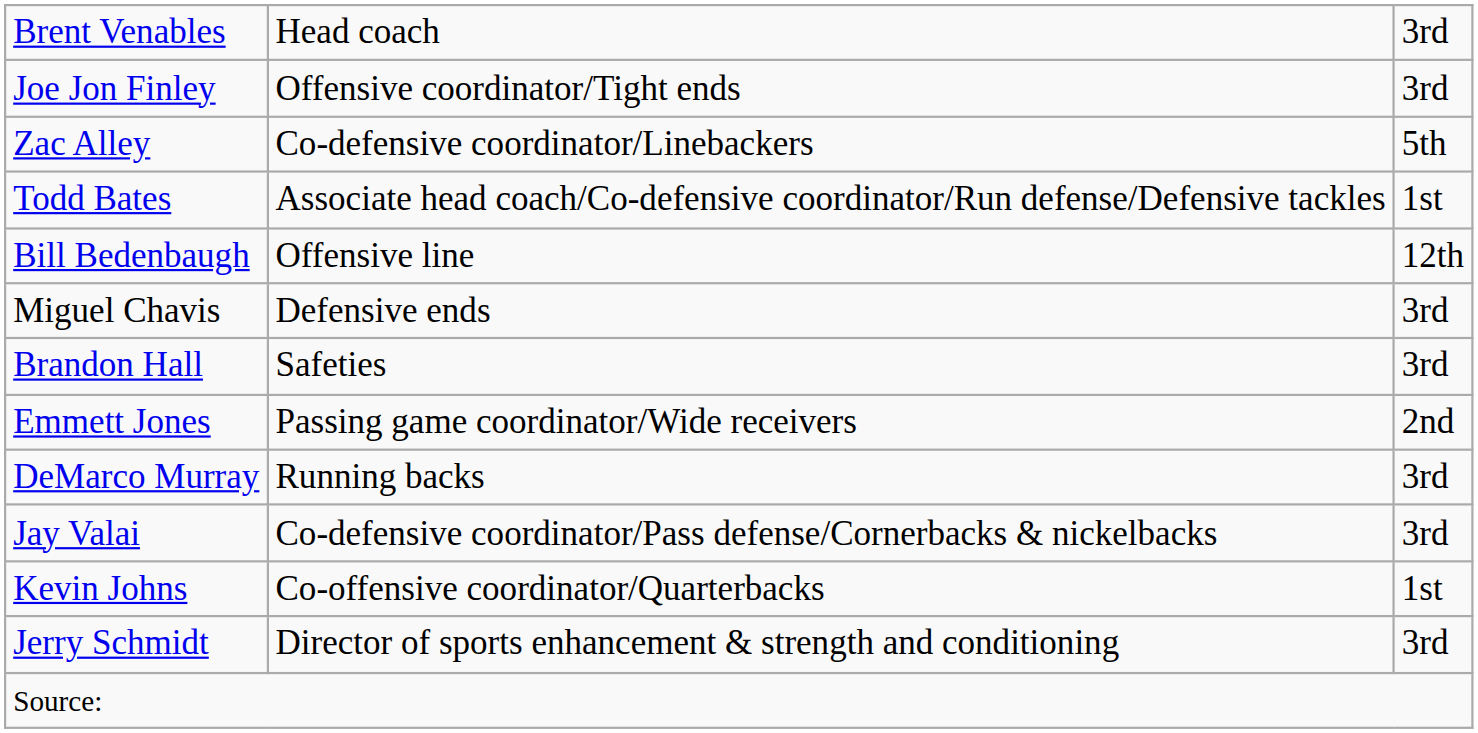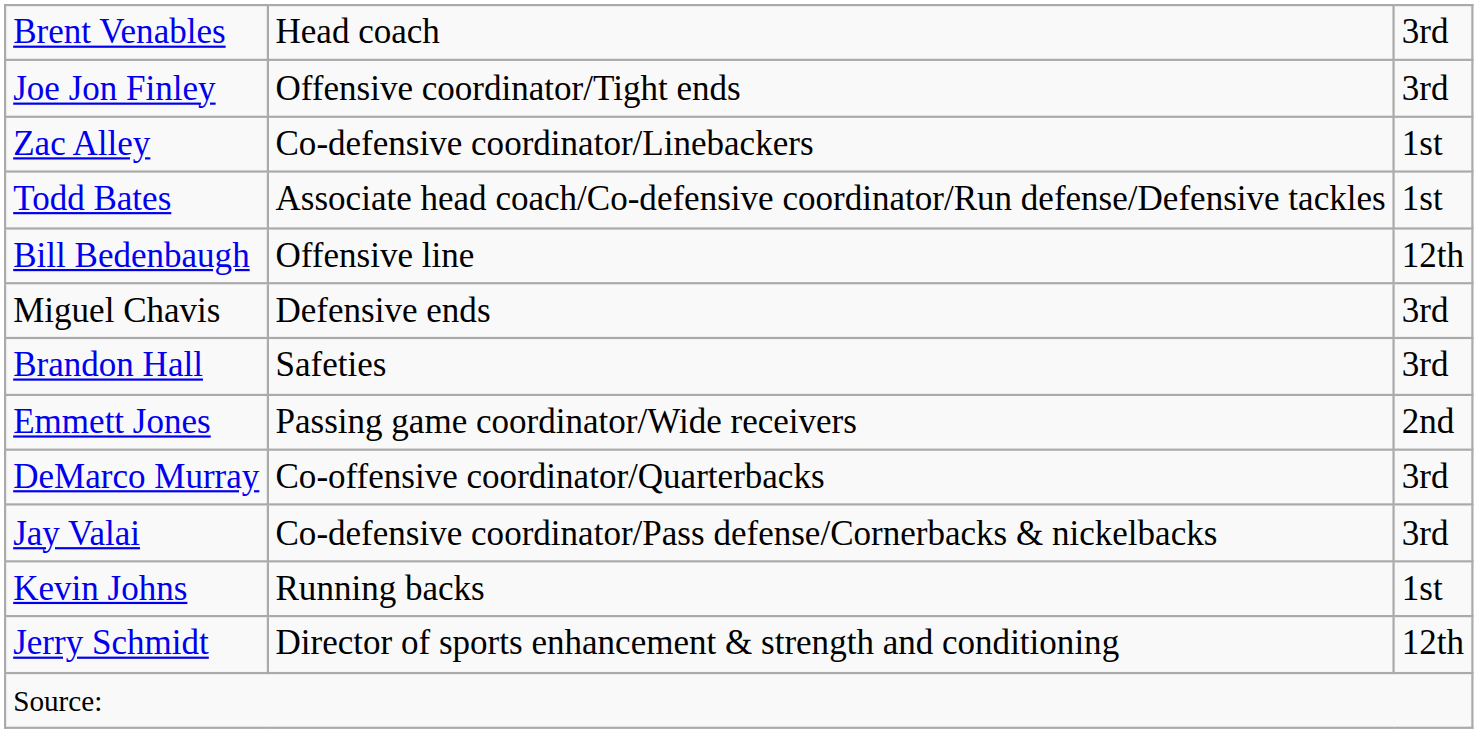(1424, 143) 5th -> (1422, 143) 1st
(380, 476) Running backs -> (550, 476) Co-offensive coordinator/Quarterbacks
(550, 587) Co-offensive coordinator/Quarterbacks -> (380, 587) Running backs
(1425, 643) 3rd -> (1433, 643) 12th
